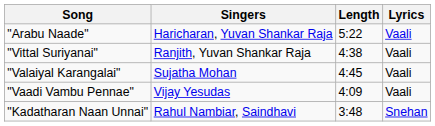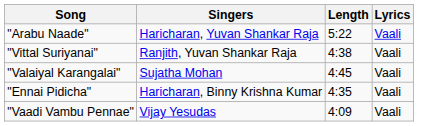+ row: (49, 92)
- row: (78, 112)
